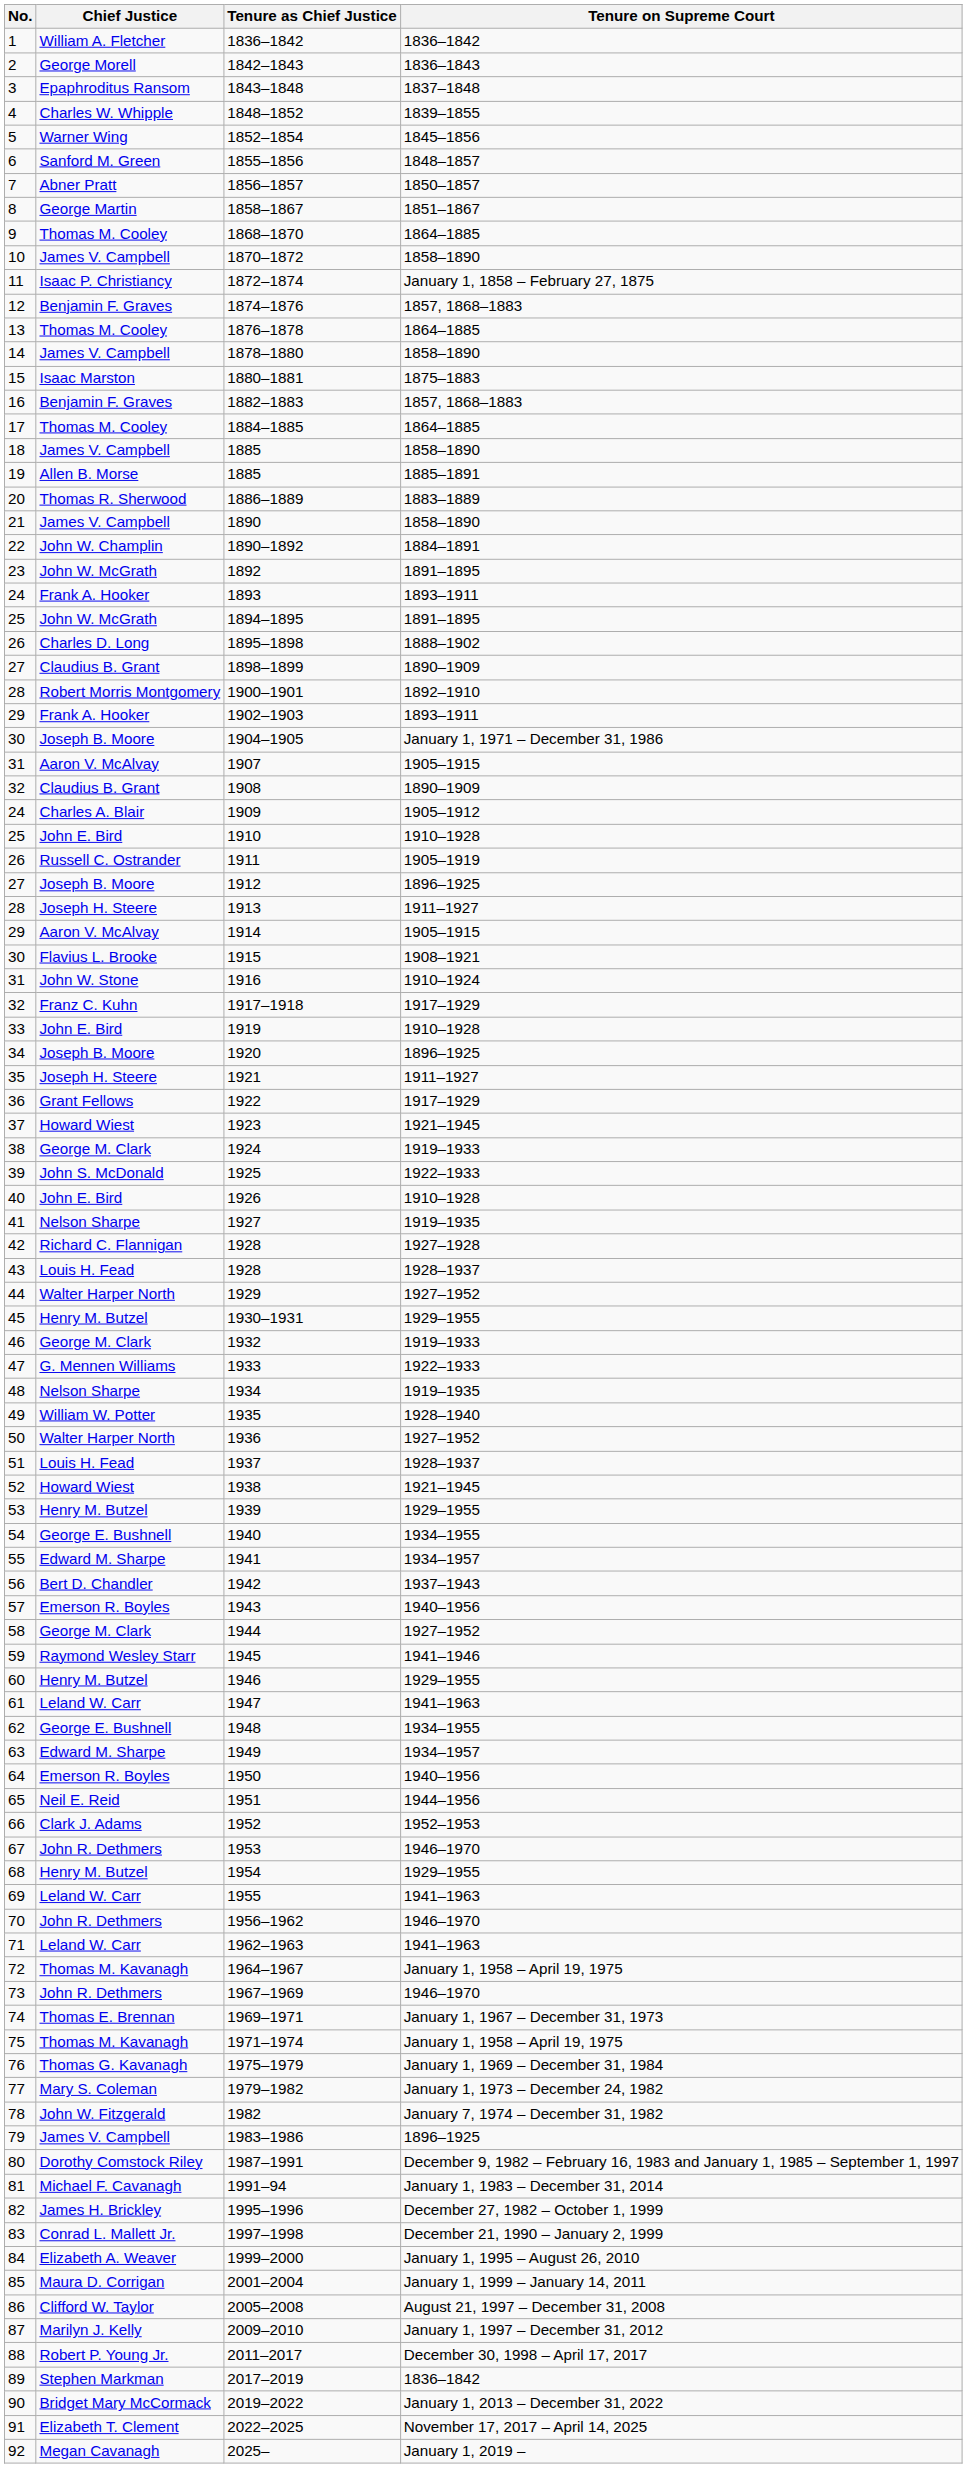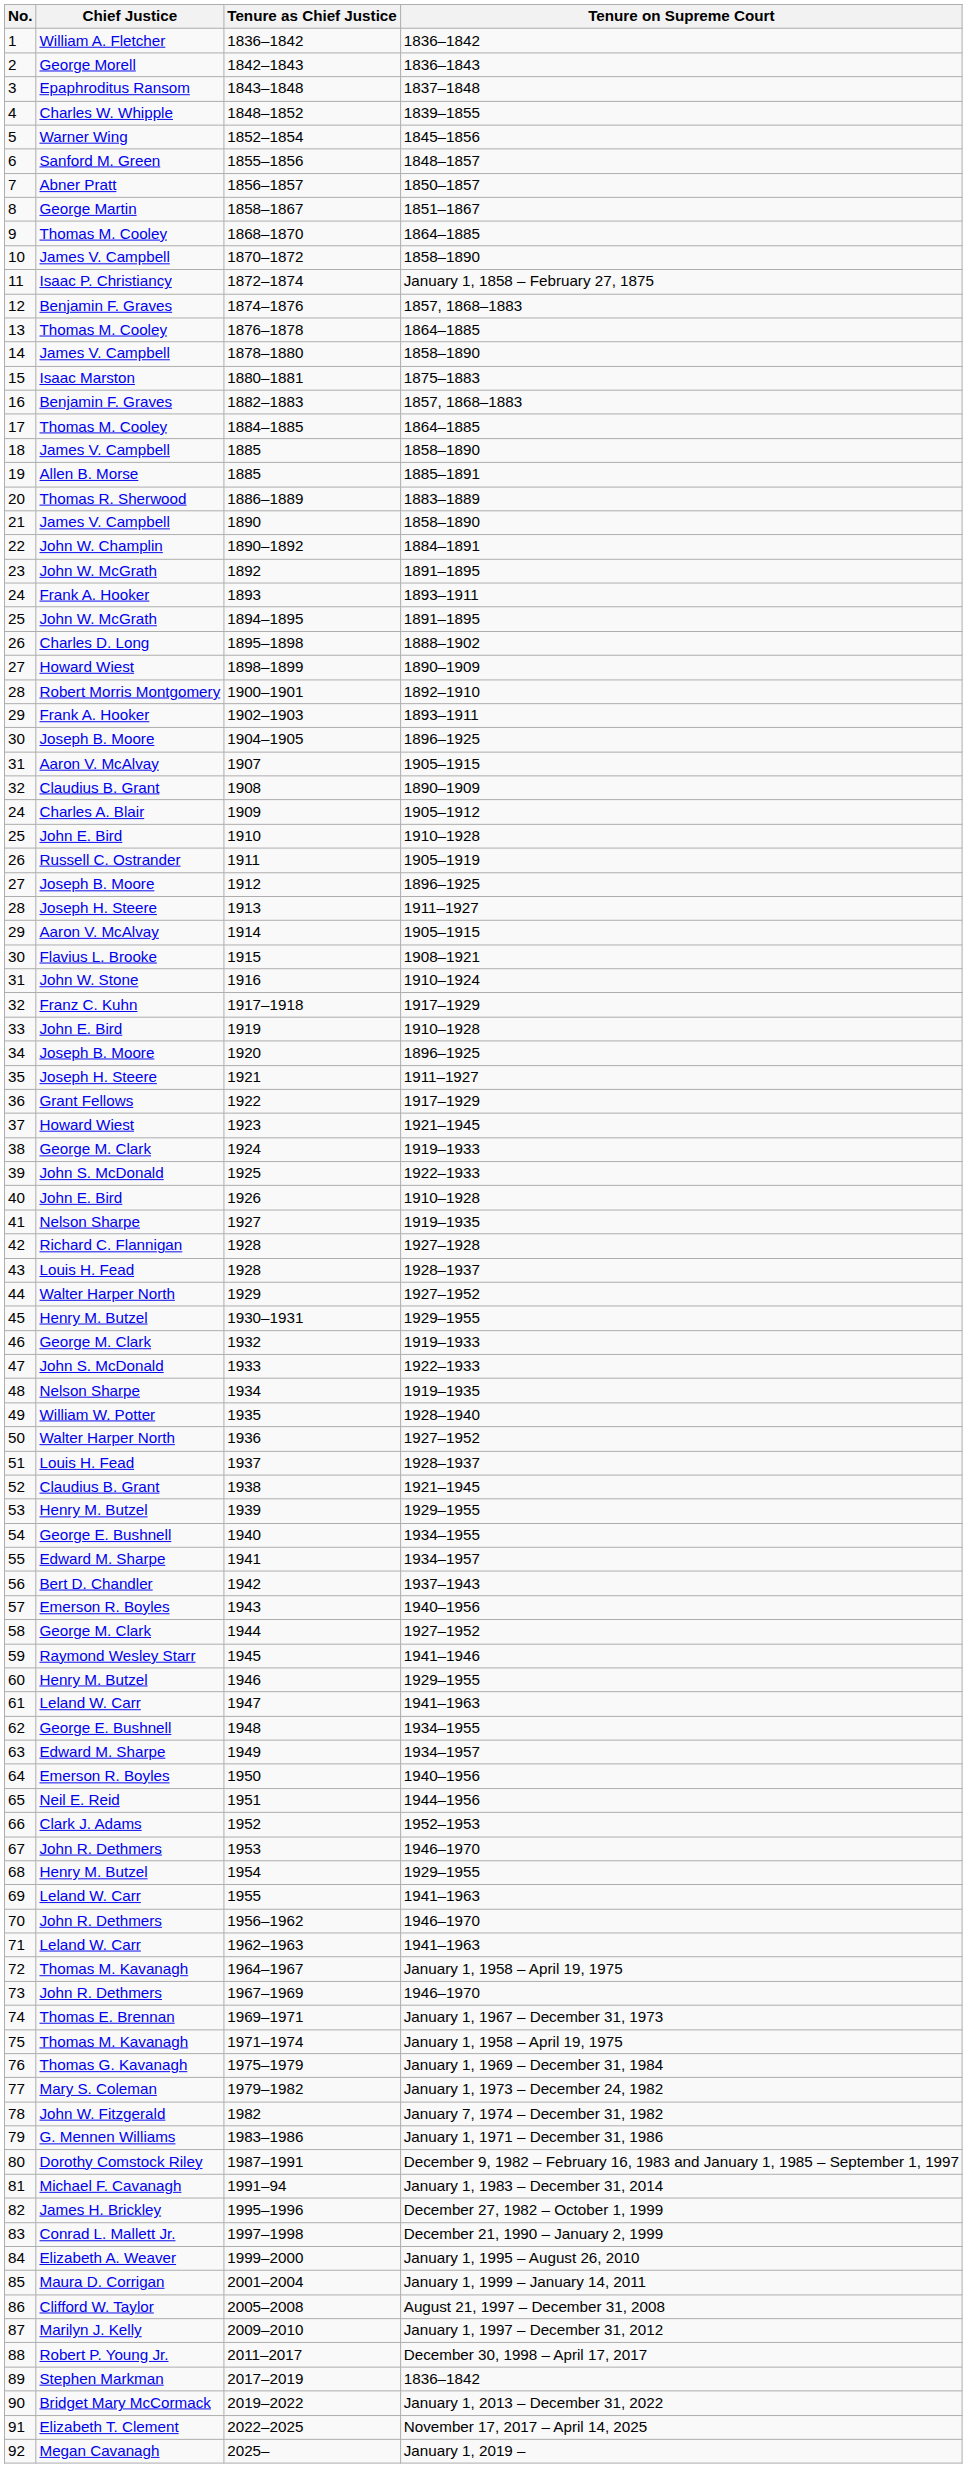(99, 667) Claudius B. Grant -> (87, 667) Howard Wiest
(533, 739) January 1, 1971 – December 31, 1986 -> (442, 739) 1896–1925
(107, 1366) G. Mennen Williams -> (102, 1366) John S. McDonald
(87, 1487) Howard Wiest -> (99, 1487) Claudius B. Grant
(105, 2137) James V. Campbell -> (107, 2137) G. Mennen Williams
(442, 2137) 1896–1925 -> (533, 2137) January 1, 1971 – December 31, 1986
